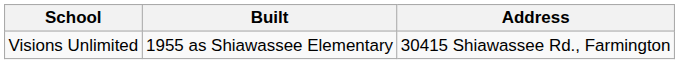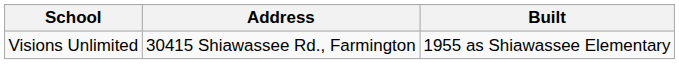columns swapped: (536, 17) <-> (270, 17)
